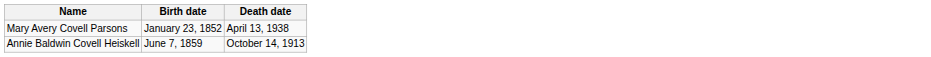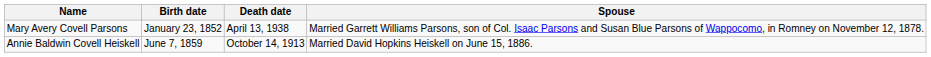+ column: (617, 12)
